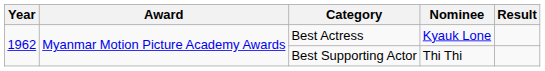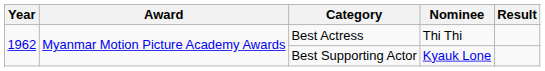(457, 35) Kyauk Lone -> (442, 35) Thi Thi
(442, 55) Thi Thi -> (457, 55) Kyauk Lone
